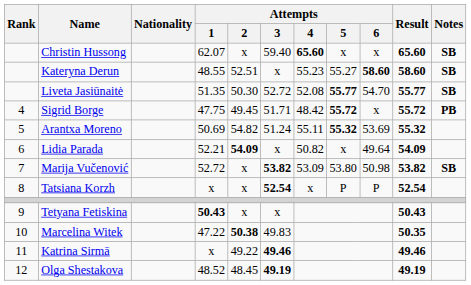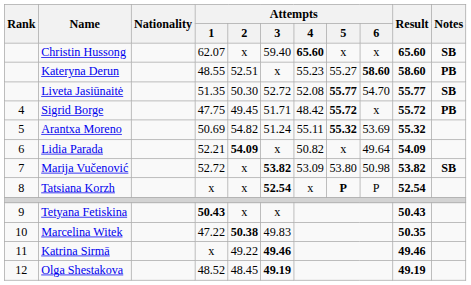(449, 71) SB -> (449, 71) PB
(343, 187) normal -> (343, 187) bold
